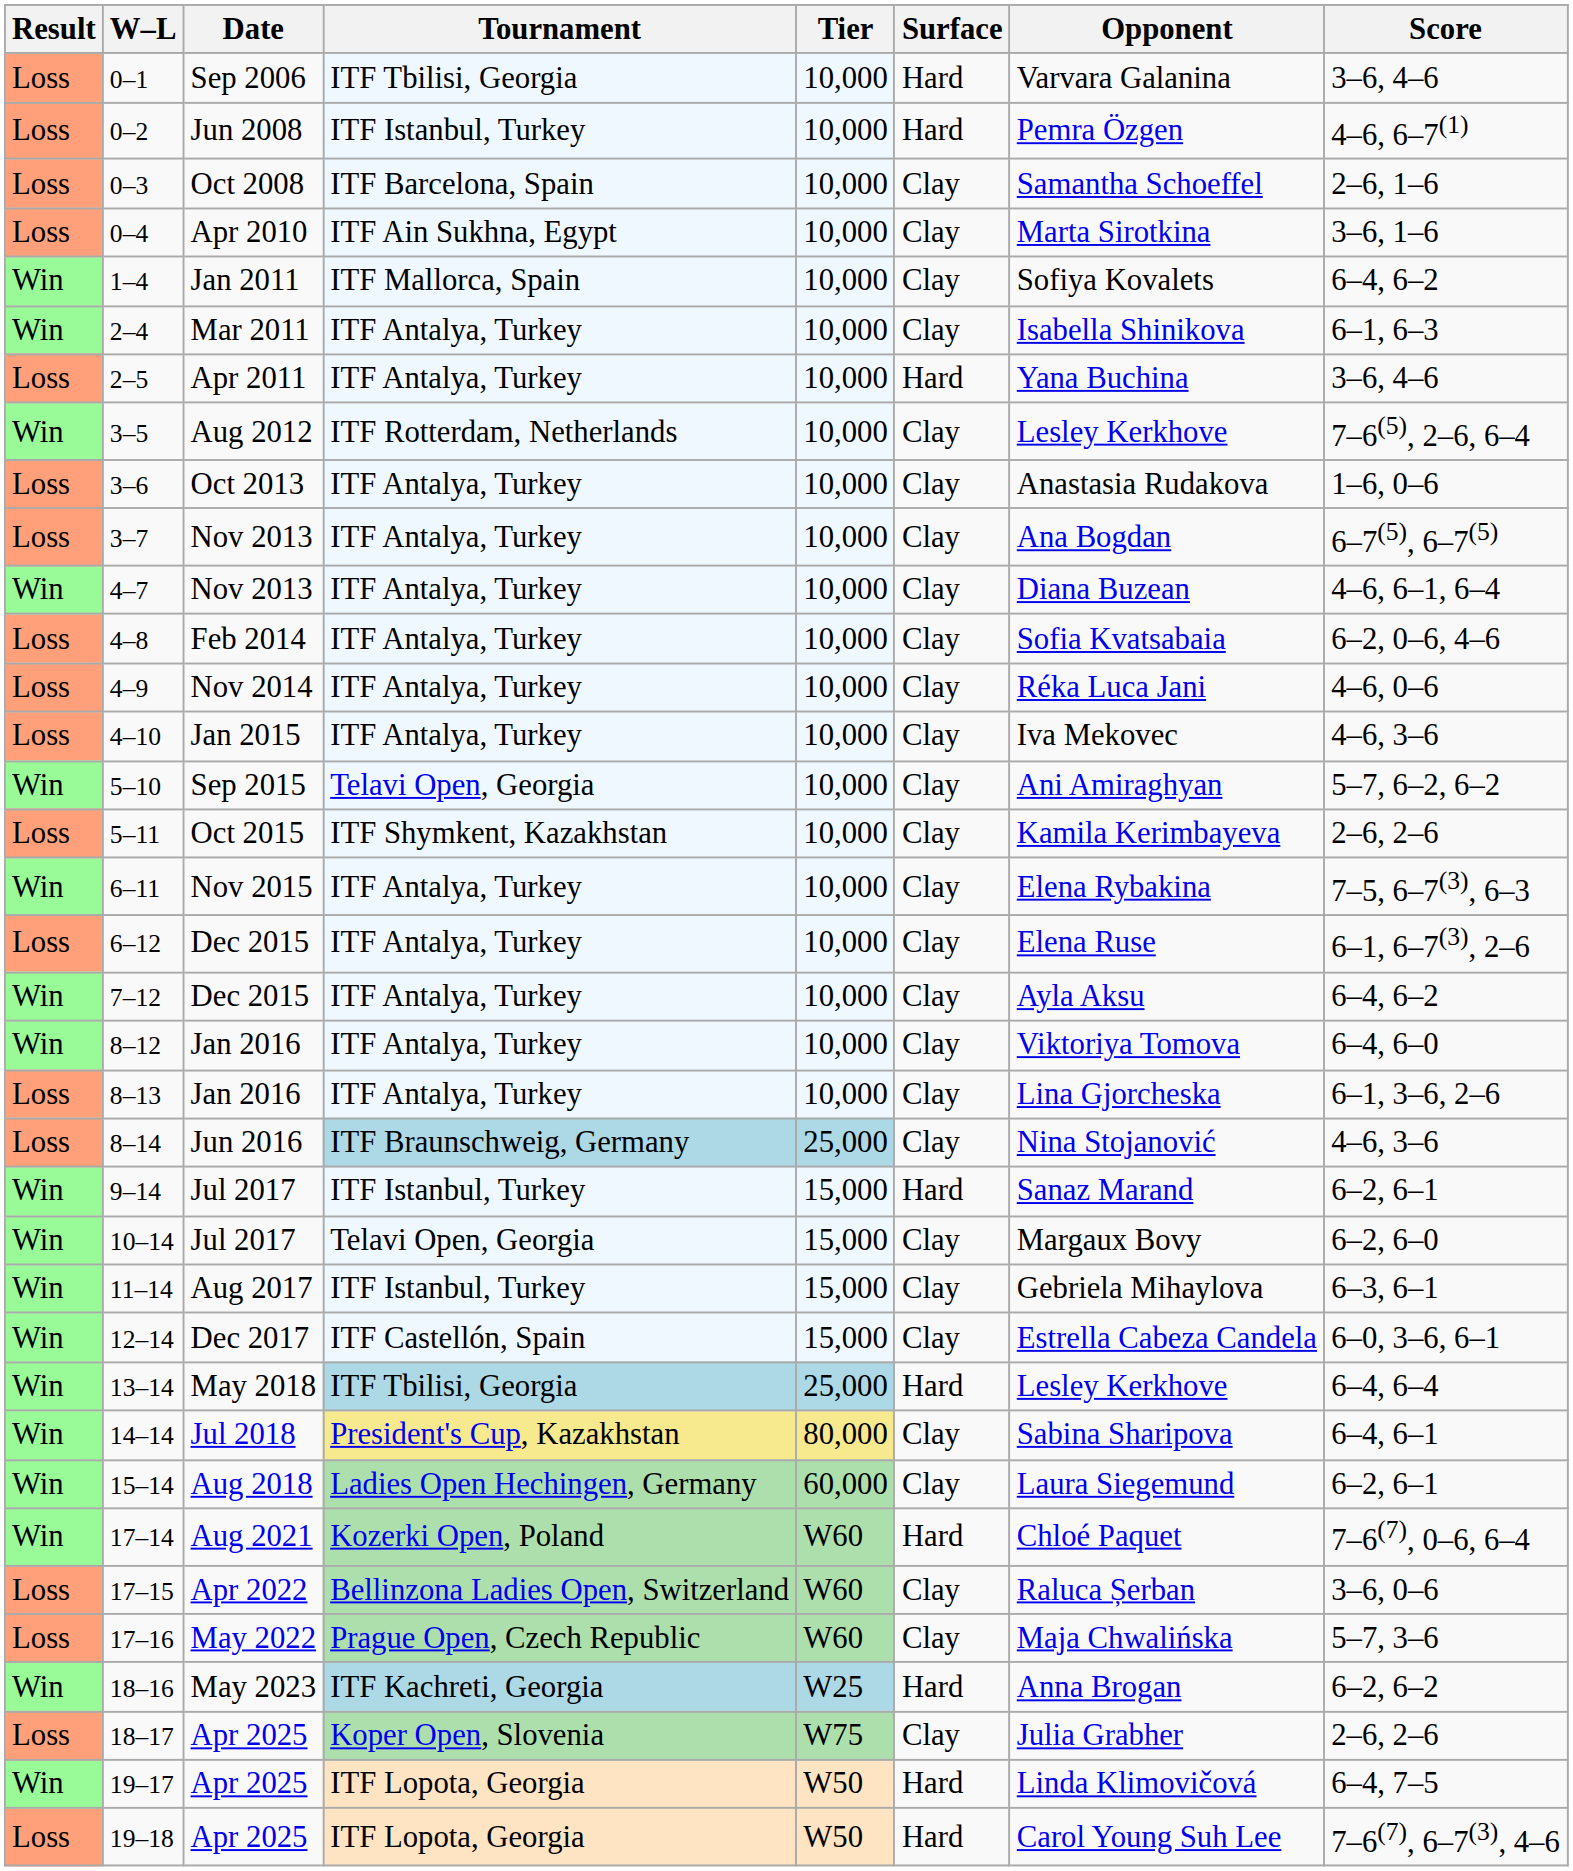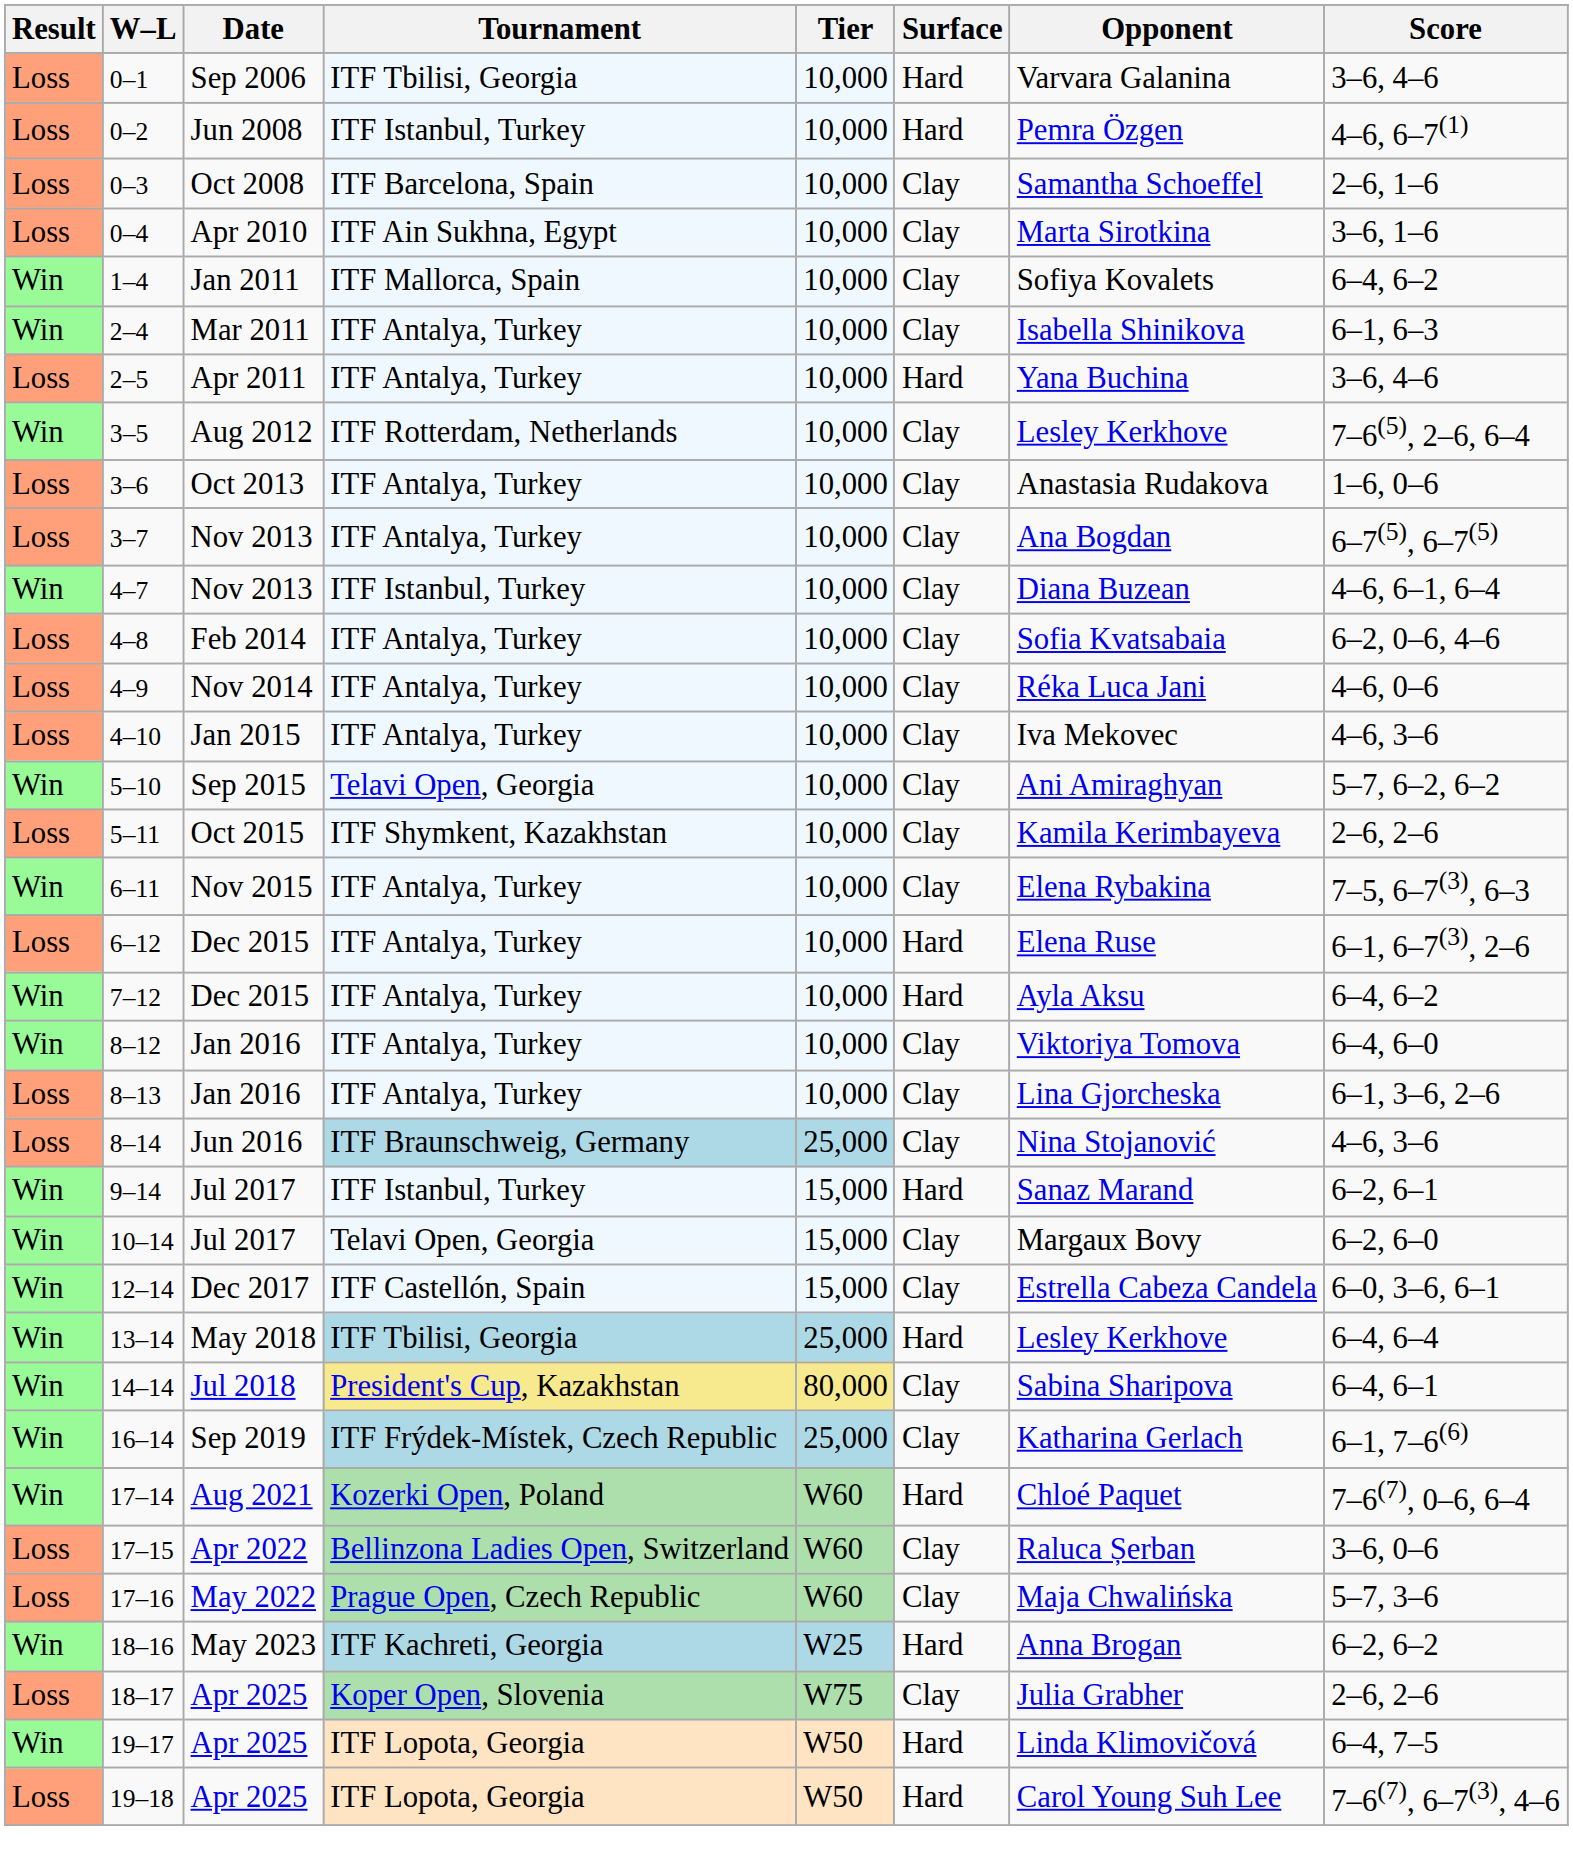(456, 589) ITF Antalya, Turkey -> (458, 589) ITF Istanbul, Turkey
(931, 943) Clay -> (933, 943) Hard
(931, 996) Clay -> (933, 996) Hard
- row: (141, 1290)
- row: (142, 1485)
+ row: (142, 1440)
